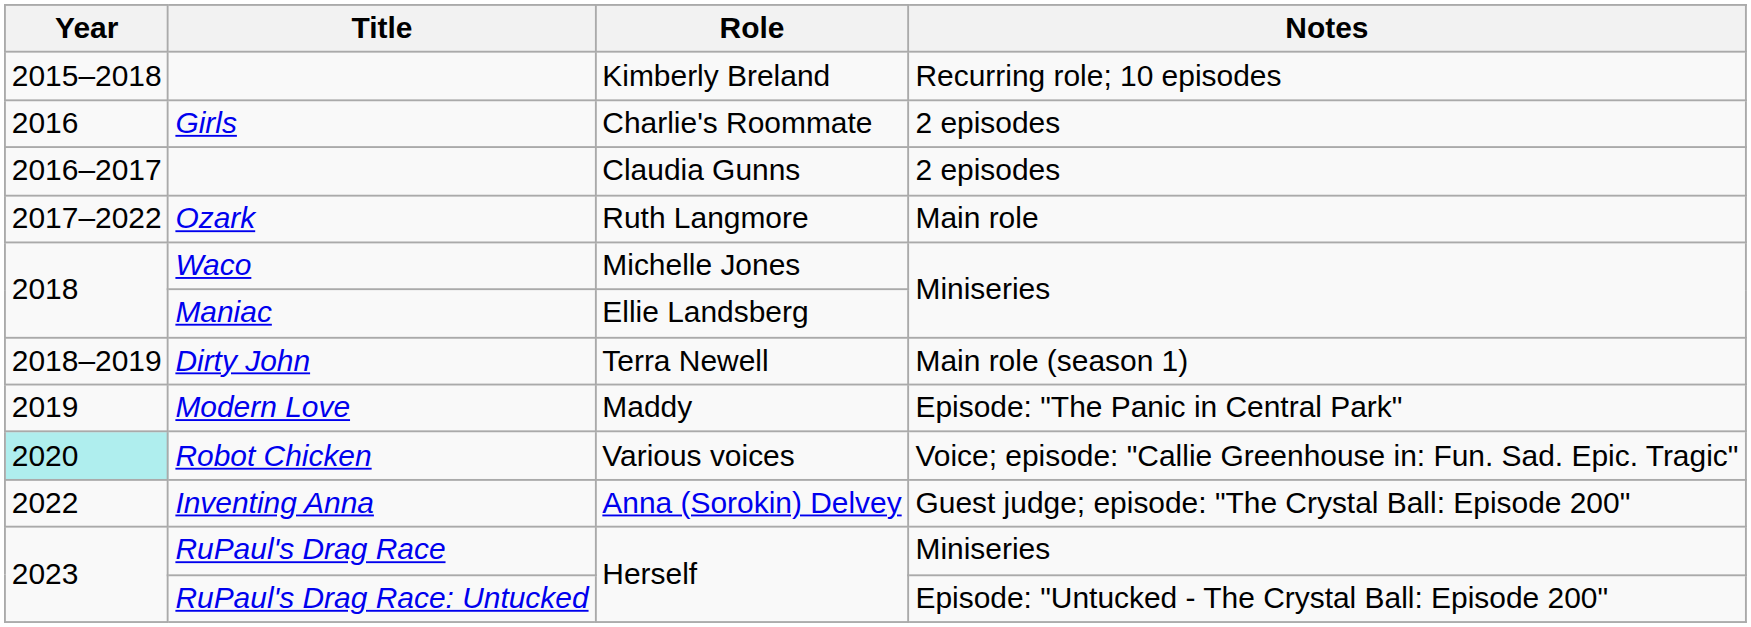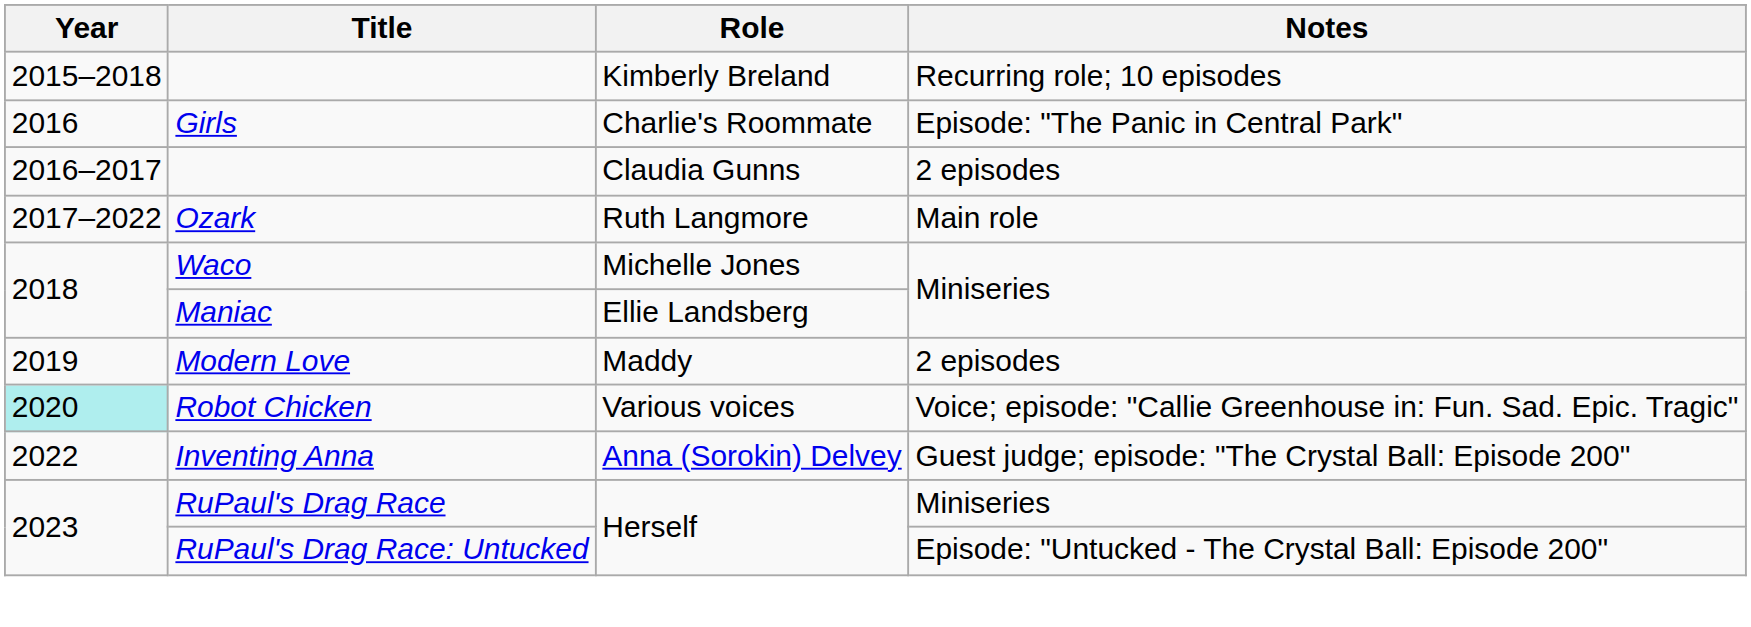(988, 123) 2 episodes -> (1159, 123) Episode: "The Panic in Central Park"
- row: (243, 360)
(1159, 407) Episode: "The Panic in Central Park" -> (988, 360) 2 episodes
